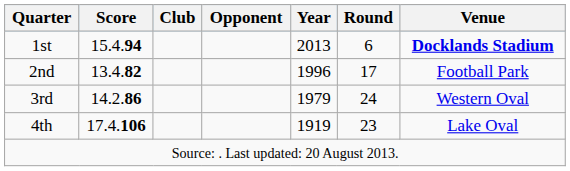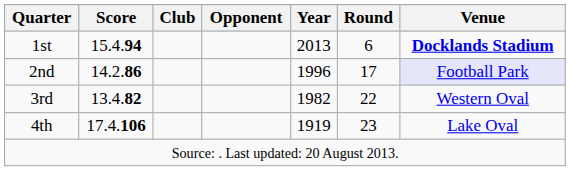(116, 71) 13.4.82 -> (116, 71) 14.2.86
(483, 71) no background -> (483, 71) lavender background
(116, 98) 14.2.86 -> (116, 98) 13.4.82
(314, 98) 1979 -> (314, 98) 1982
(368, 98) 24 -> (368, 98) 22
